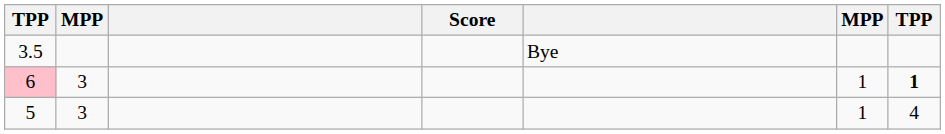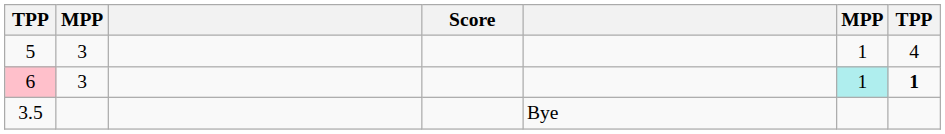rows swapped: (30, 112) <-> (30, 50)
(862, 81) no background -> (862, 81) paleturquoise background
